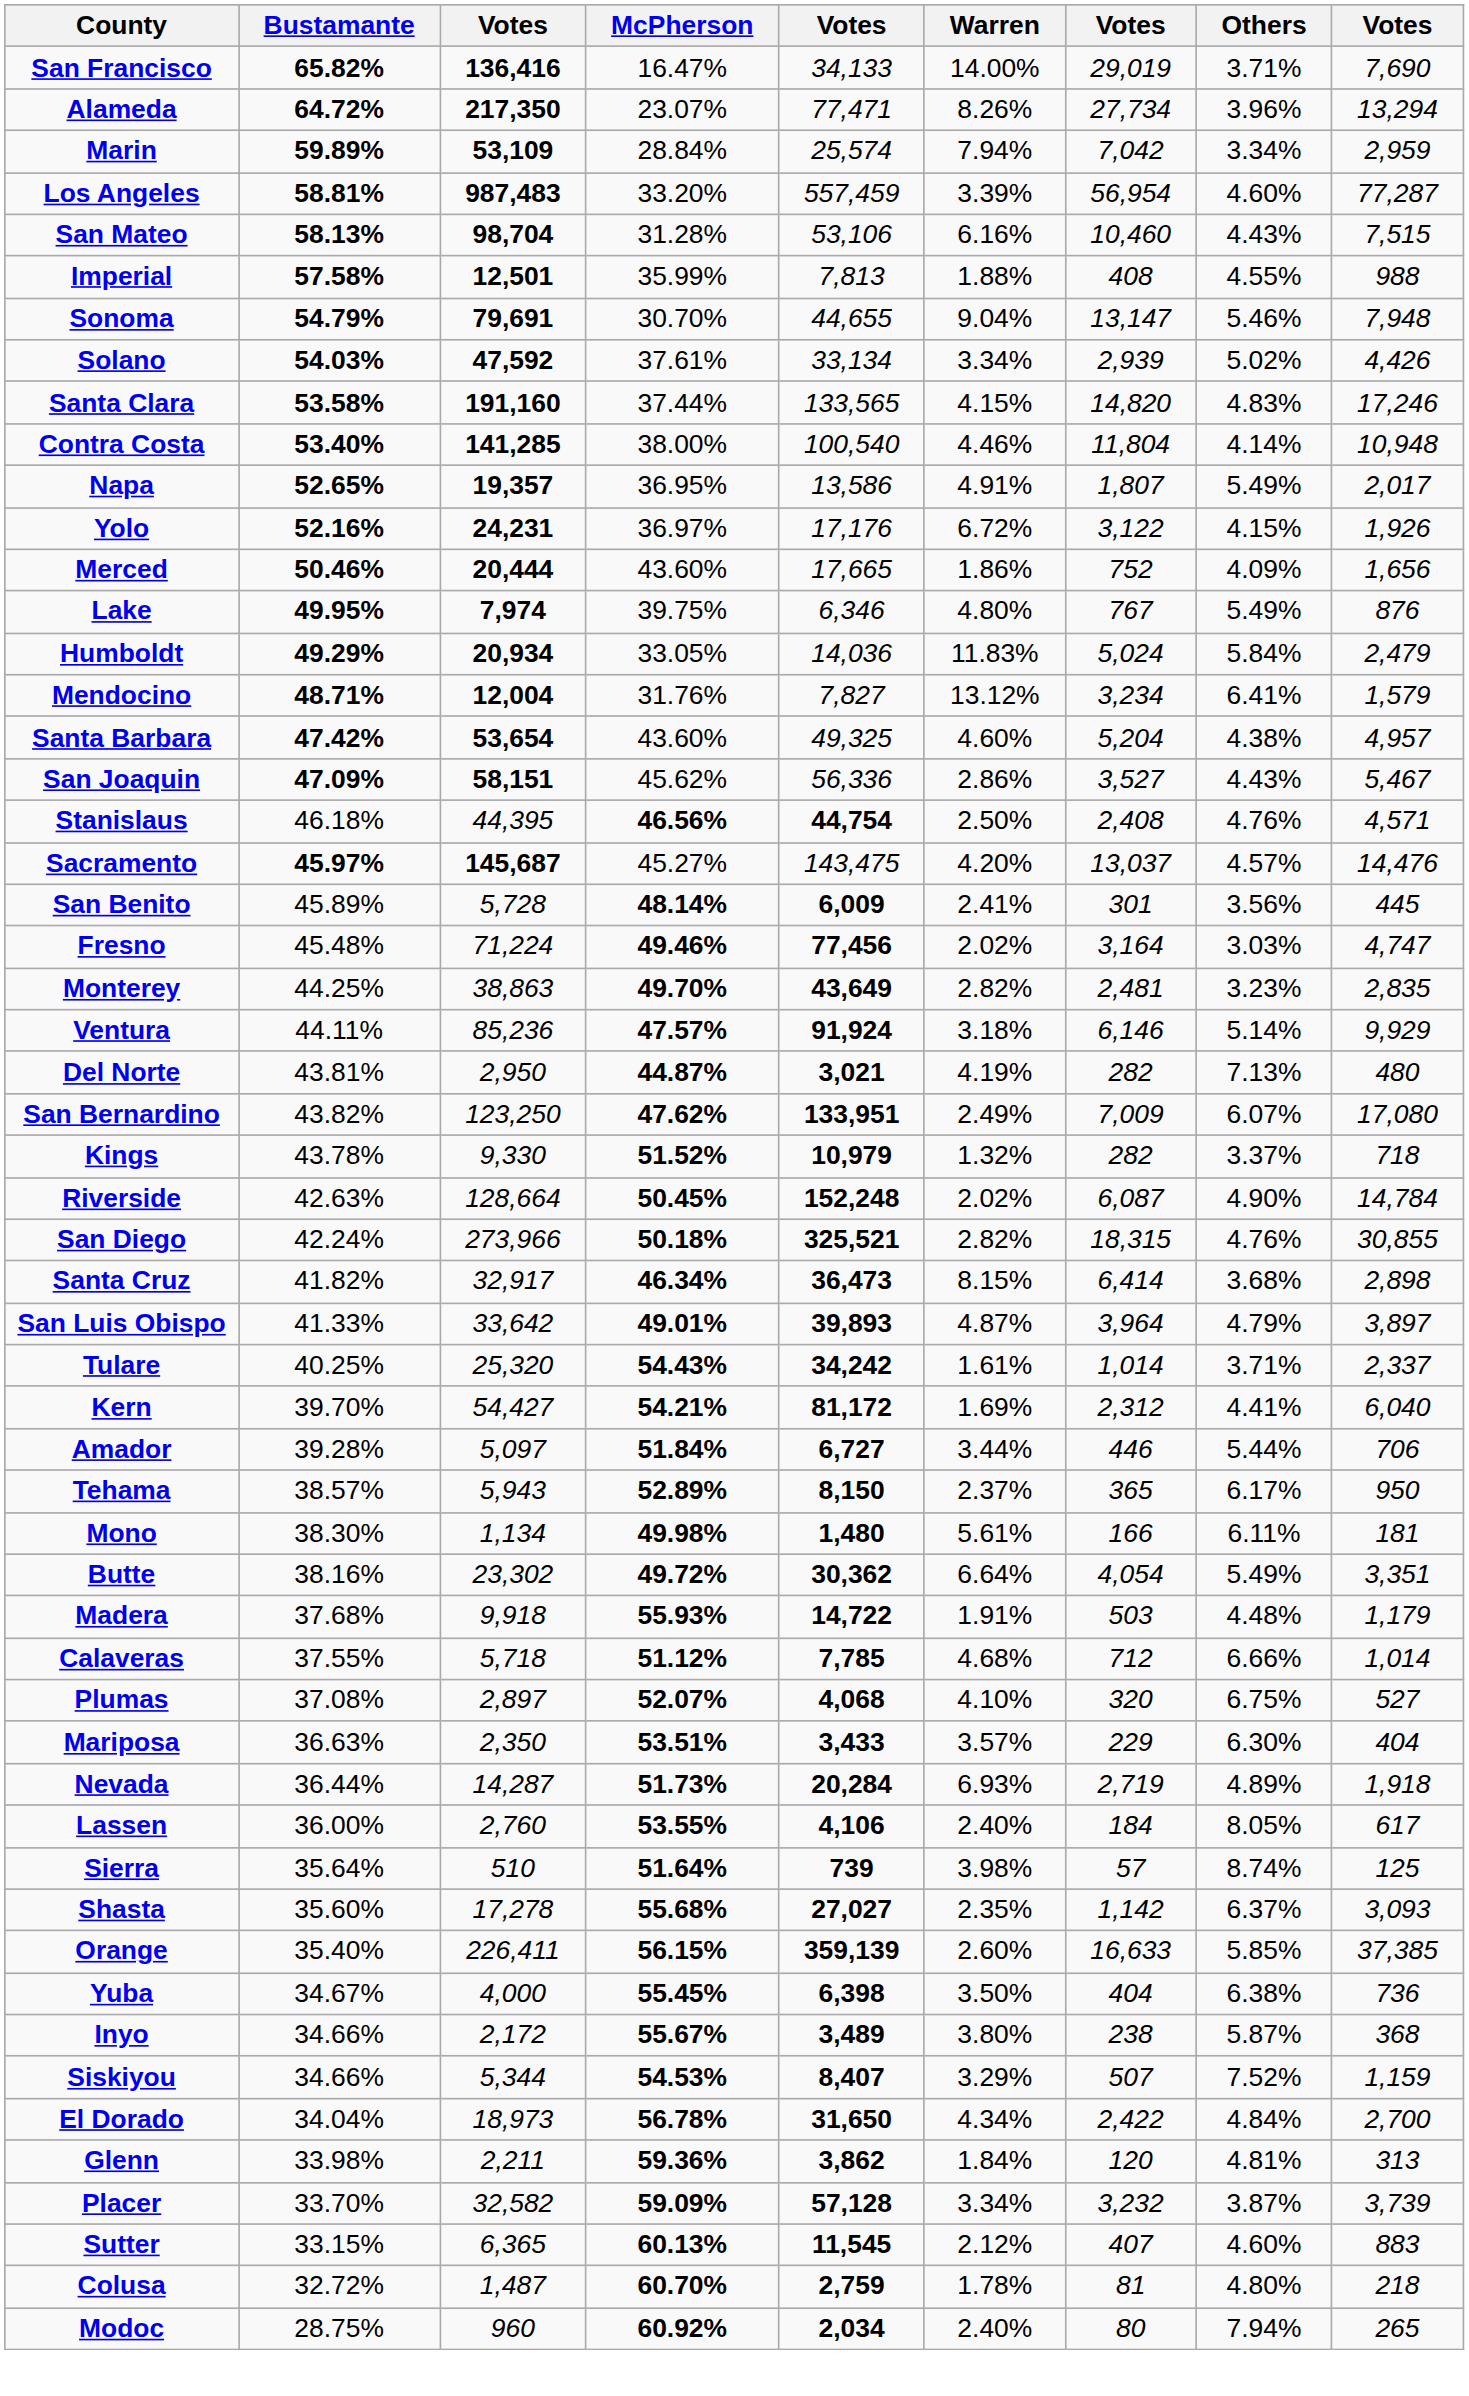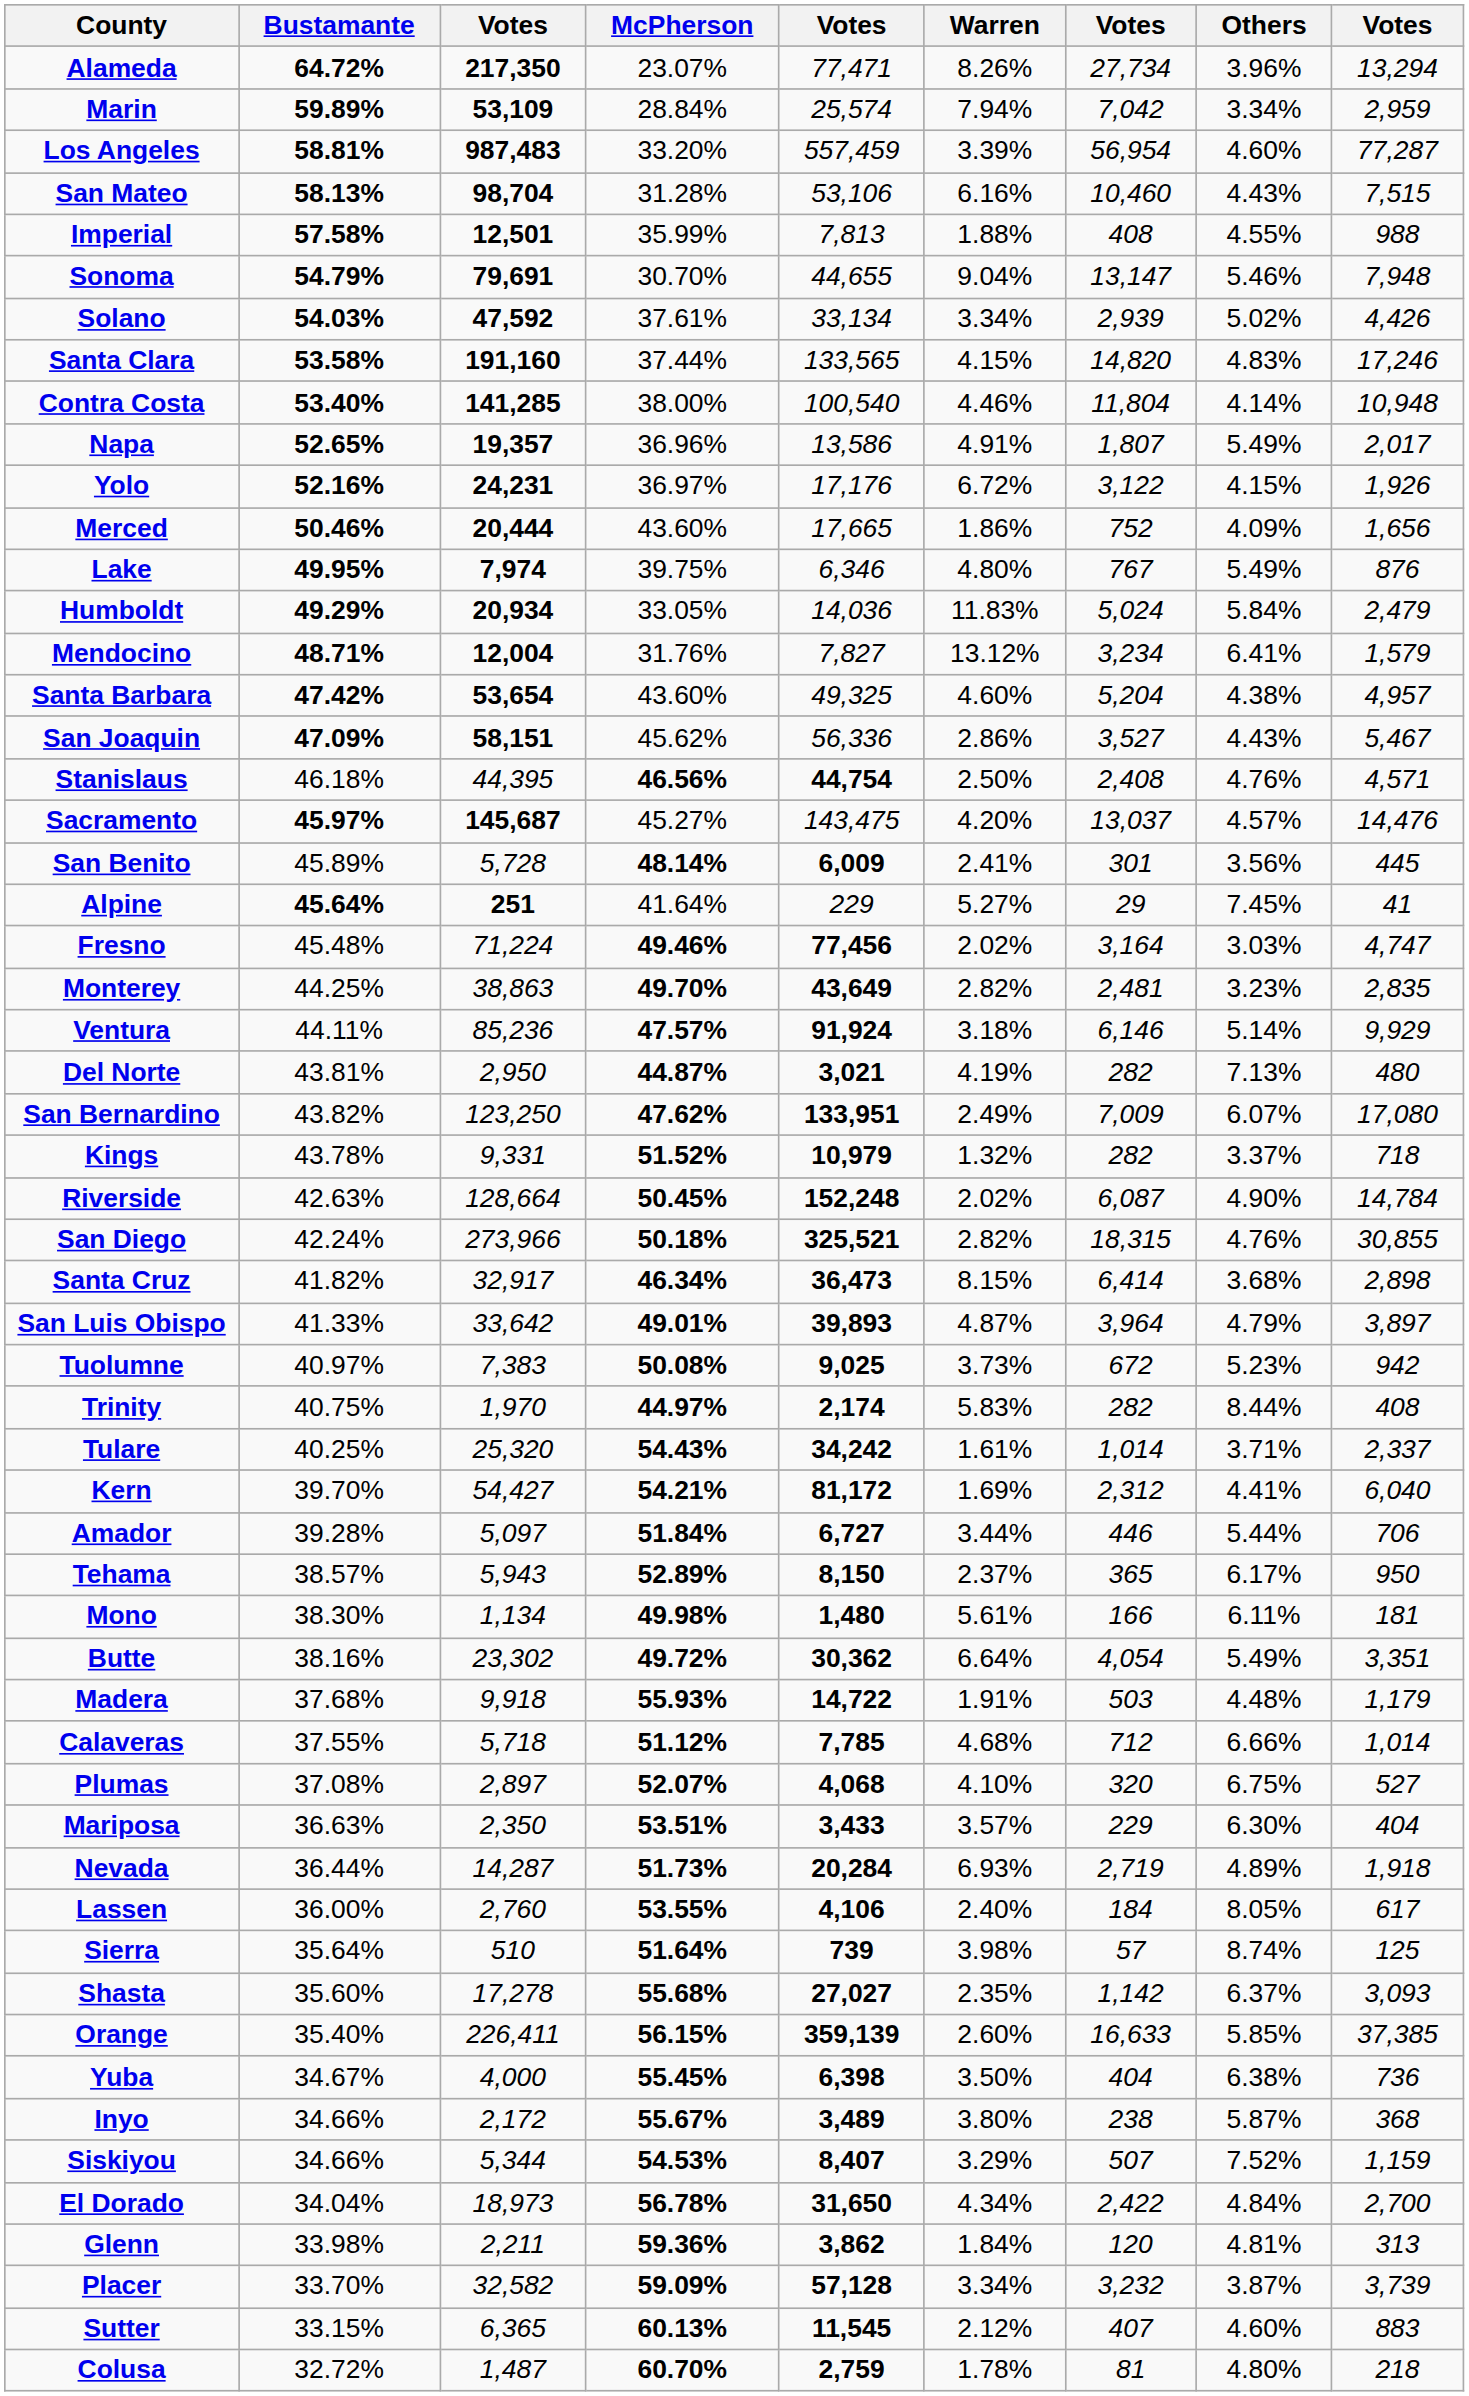- row: (122, 67)
(682, 485) 36.95% -> (682, 444) 36.96%
+ row: (122, 904)
(513, 1155) 9,330 -> (513, 1155) 9,331
+ row: (122, 1365)
+ row: (122, 1407)
- row: (122, 2328)
